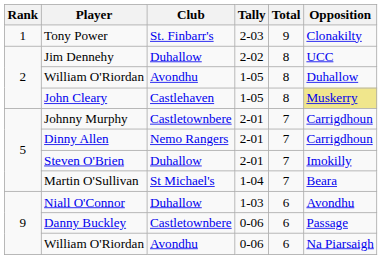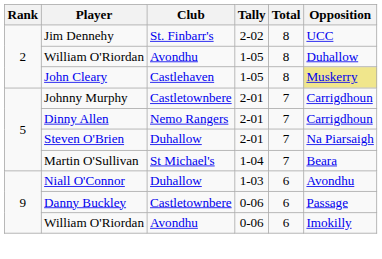- row: (76, 35)
(176, 56) Duhallow -> (182, 35) St. Finbarr's
(329, 160) Imokilly -> (340, 139) Na Piarsaigh
(340, 243) Na Piarsaigh -> (329, 222) Imokilly
